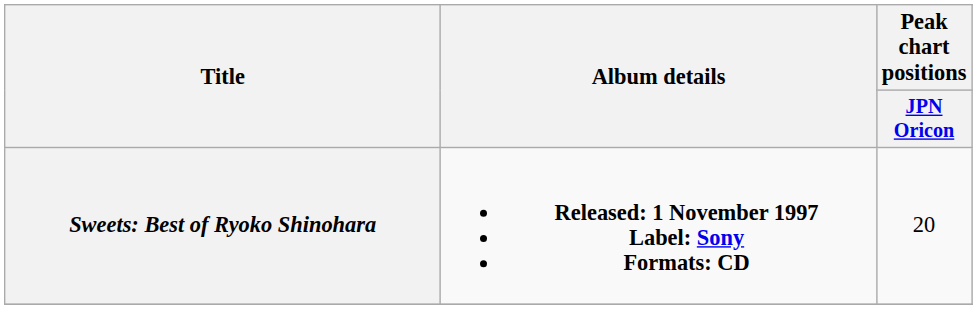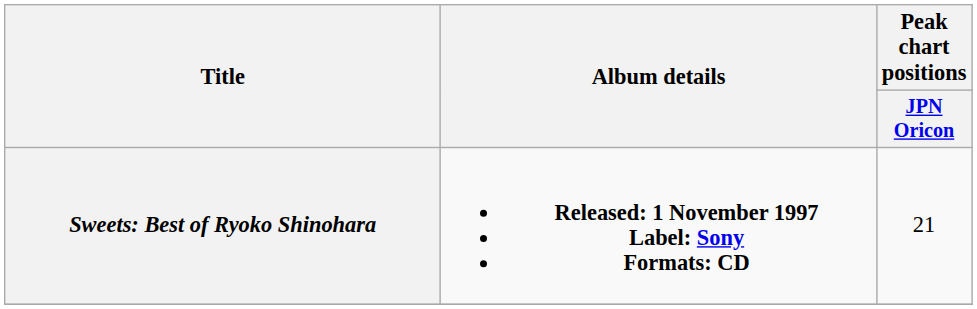(924, 225) 20 -> (924, 225) 21
